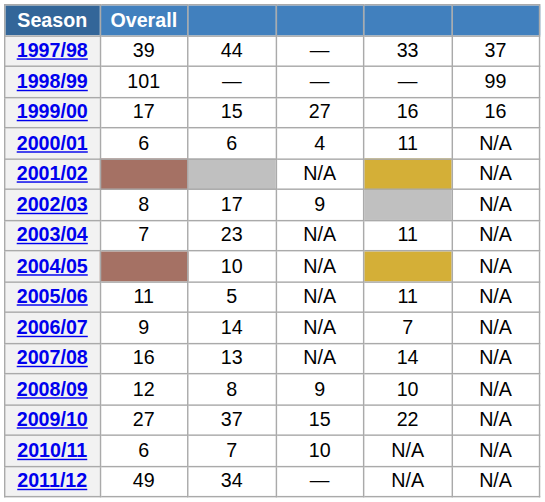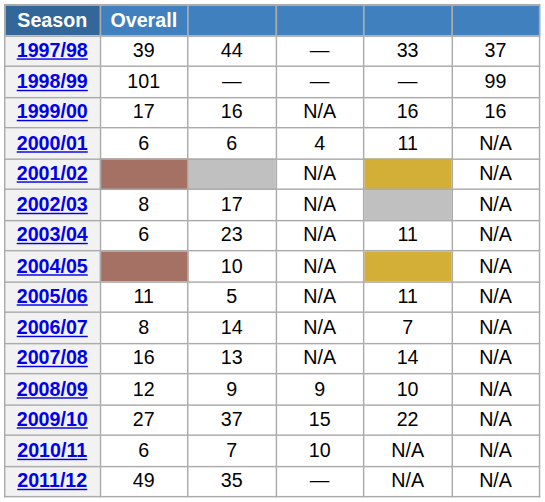(232, 112) 15 -> (232, 112) 16
(320, 112) 27 -> (320, 112) N/A
(320, 204) 9 -> (320, 204) N/A
(144, 235) 7 -> (144, 235) 6
(144, 327) 9 -> (144, 327) 8
(232, 389) 8 -> (232, 389) 9
(232, 481) 34 -> (232, 481) 35
